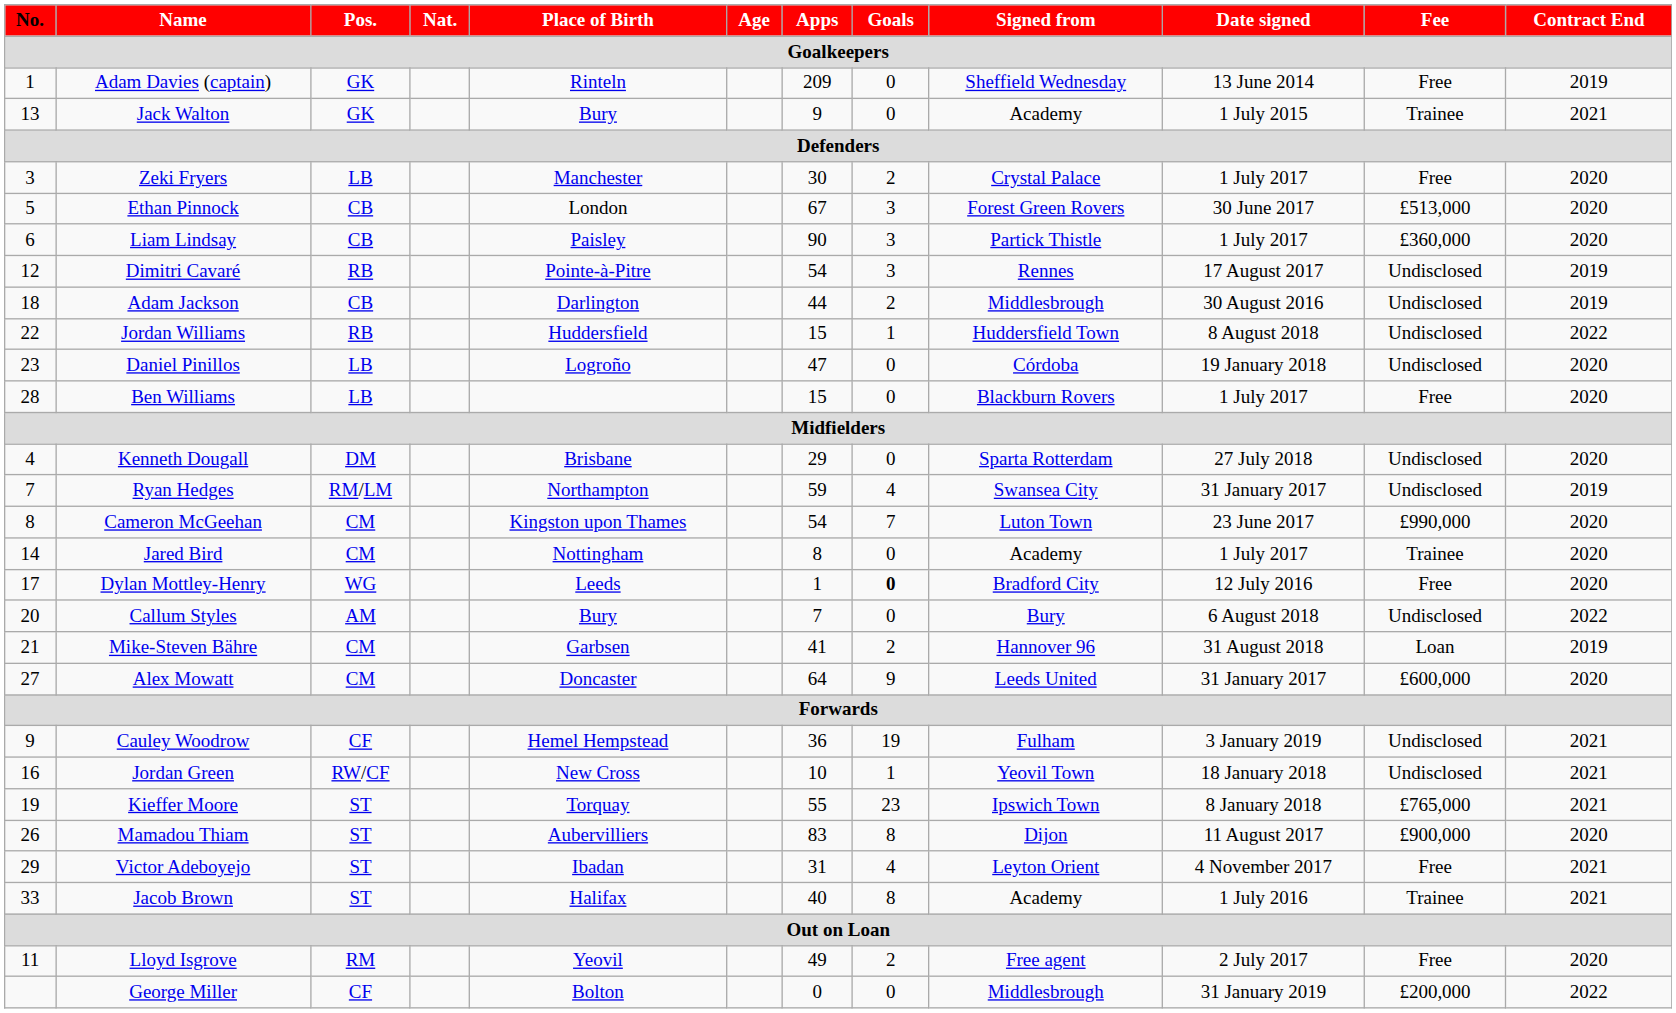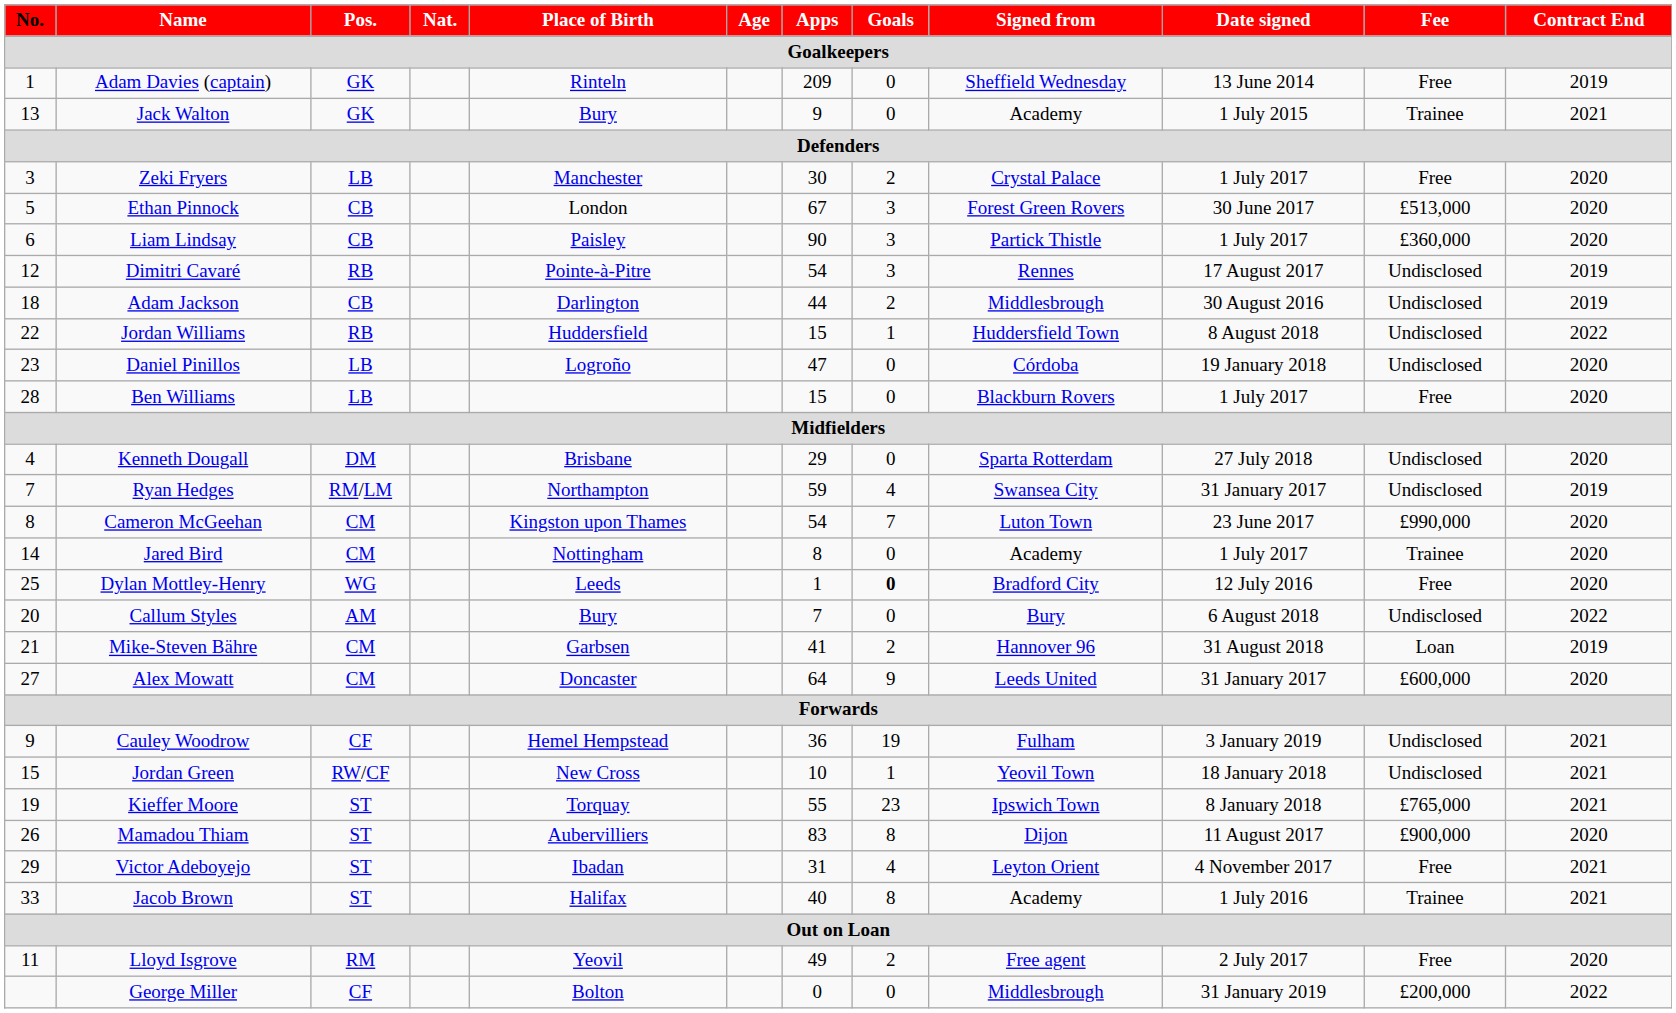(30, 584) 17 -> (30, 584) 25
(30, 772) 16 -> (30, 772) 15
